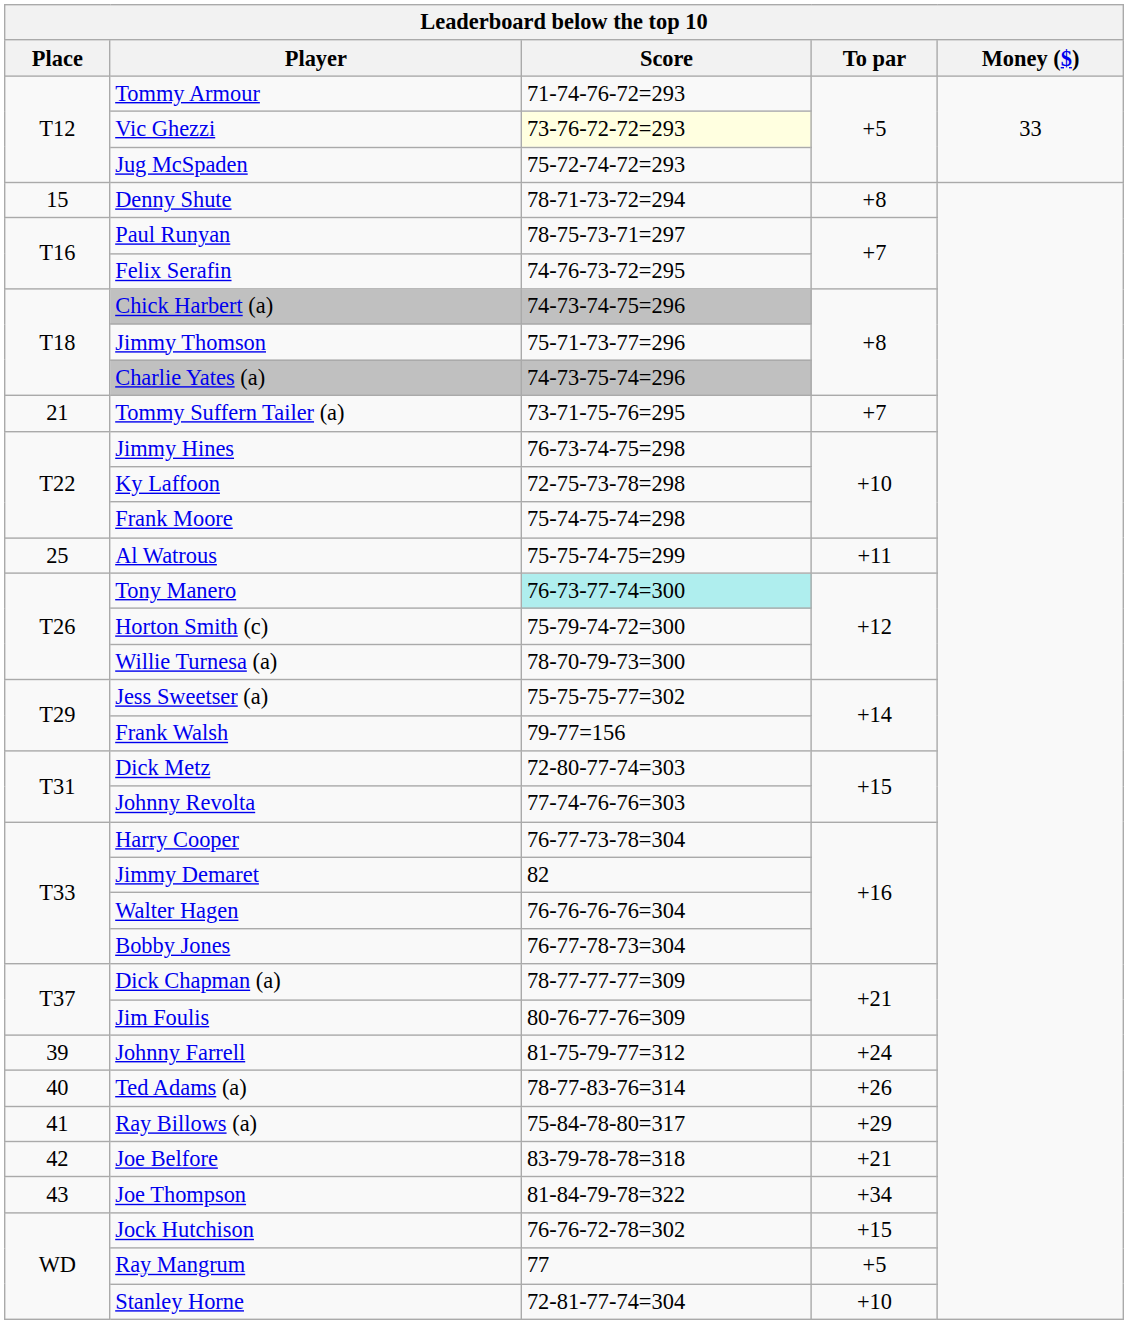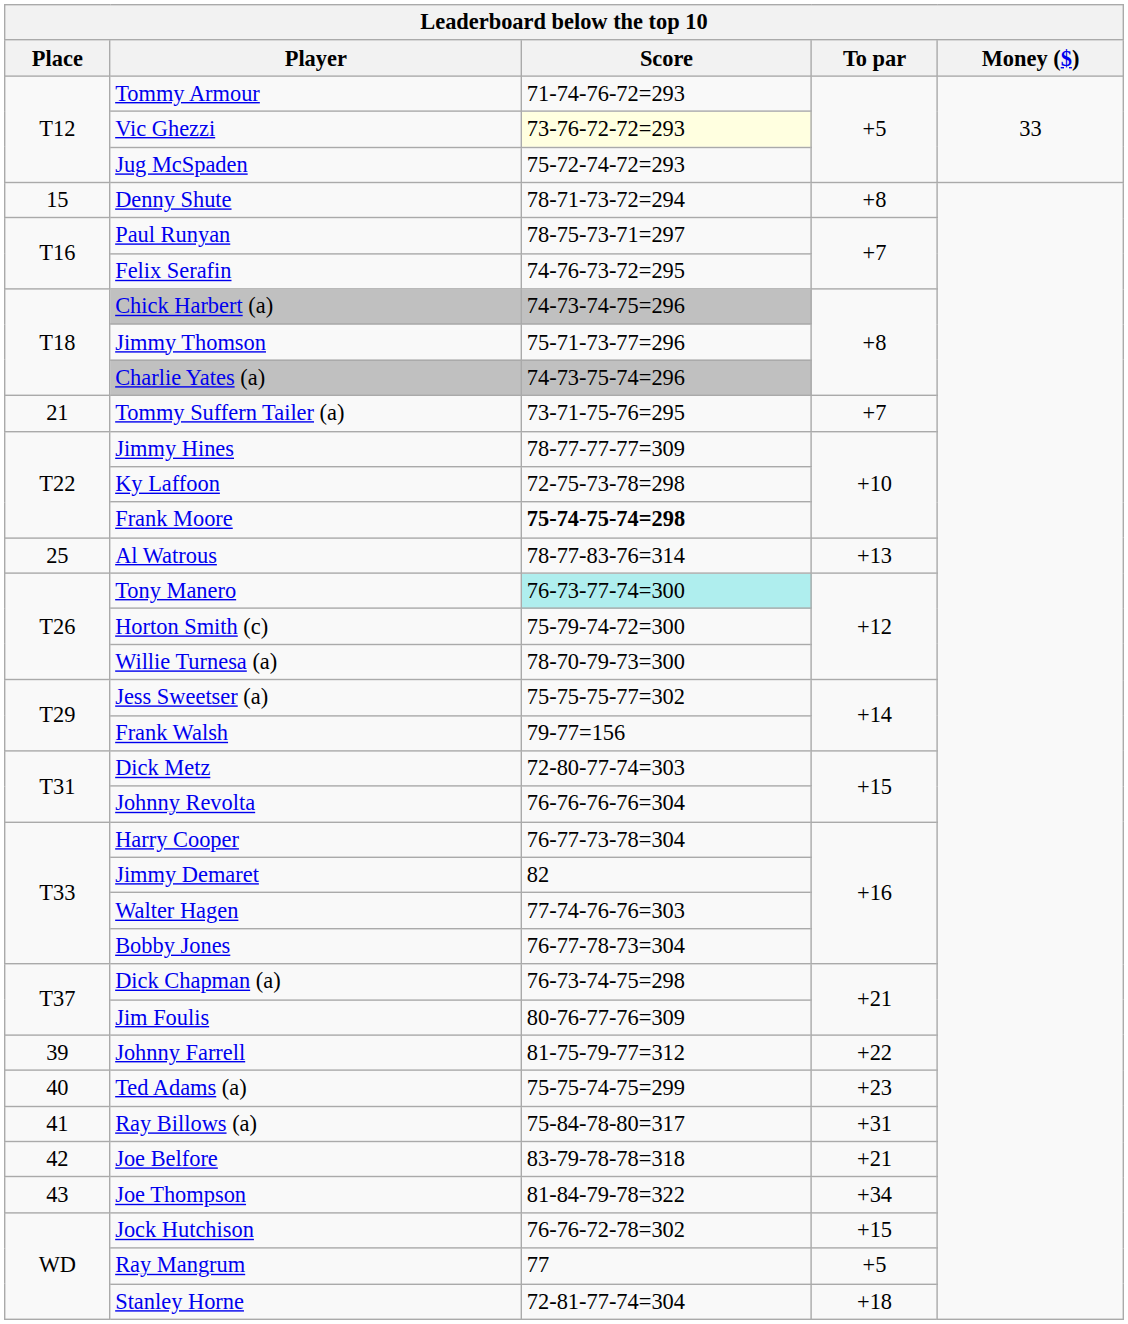(606, 448) 76-73-74-75=298 -> (606, 448) 78-77-77-77=309
(606, 519) normal -> (606, 519) bold
(606, 555) 75-75-74-75=299 -> (606, 555) 78-77-83-76=314
(874, 555) +11 -> (875, 555) +13
(606, 803) 77-74-76-76=303 -> (606, 803) 76-76-76-76=304
(606, 910) 76-76-76-76=304 -> (606, 910) 77-74-76-76=303
(606, 981) 78-77-77-77=309 -> (606, 981) 76-73-74-75=298
(874, 1052) +24 -> (875, 1052) +22
(606, 1088) 78-77-83-76=314 -> (606, 1088) 75-75-74-75=299
(874, 1088) +26 -> (875, 1088) +23
(874, 1123) +29 -> (875, 1123) +31
(874, 1301) +10 -> (875, 1301) +18
